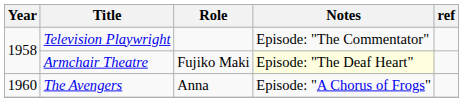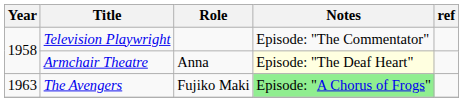(213, 62) Fujiko Maki -> (193, 62) Anna
(22, 85) 1960 -> (22, 85) 1963
(193, 85) Anna -> (213, 85) Fujiko Maki
(344, 85) no background -> (344, 85) lightgreen background
